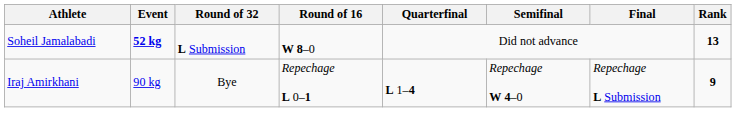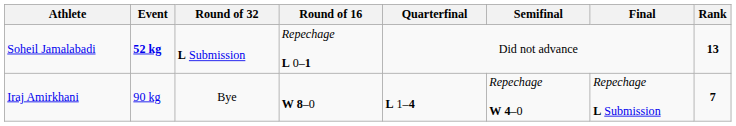(298, 49) W 8–0 -> (308, 49) Repechage L 0–1
(308, 83) Repechage L 0–1 -> (298, 104) W 8–0
(713, 83) 9 -> (713, 97) 7
